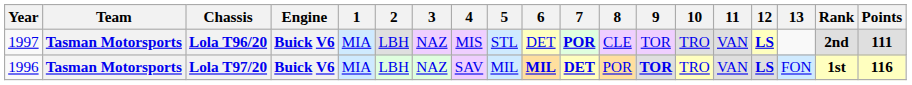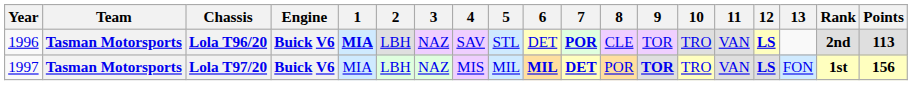(23, 41) 1997 -> (23, 41) 1996
(357, 41) normal -> (357, 41) bold
(469, 41) MIS -> (471, 41) SAV
(882, 41) 111 -> (884, 41) 113
(23, 66) 1996 -> (23, 66) 1997
(469, 66) SAV -> (471, 66) MIS
(882, 66) 116 -> (884, 66) 156
